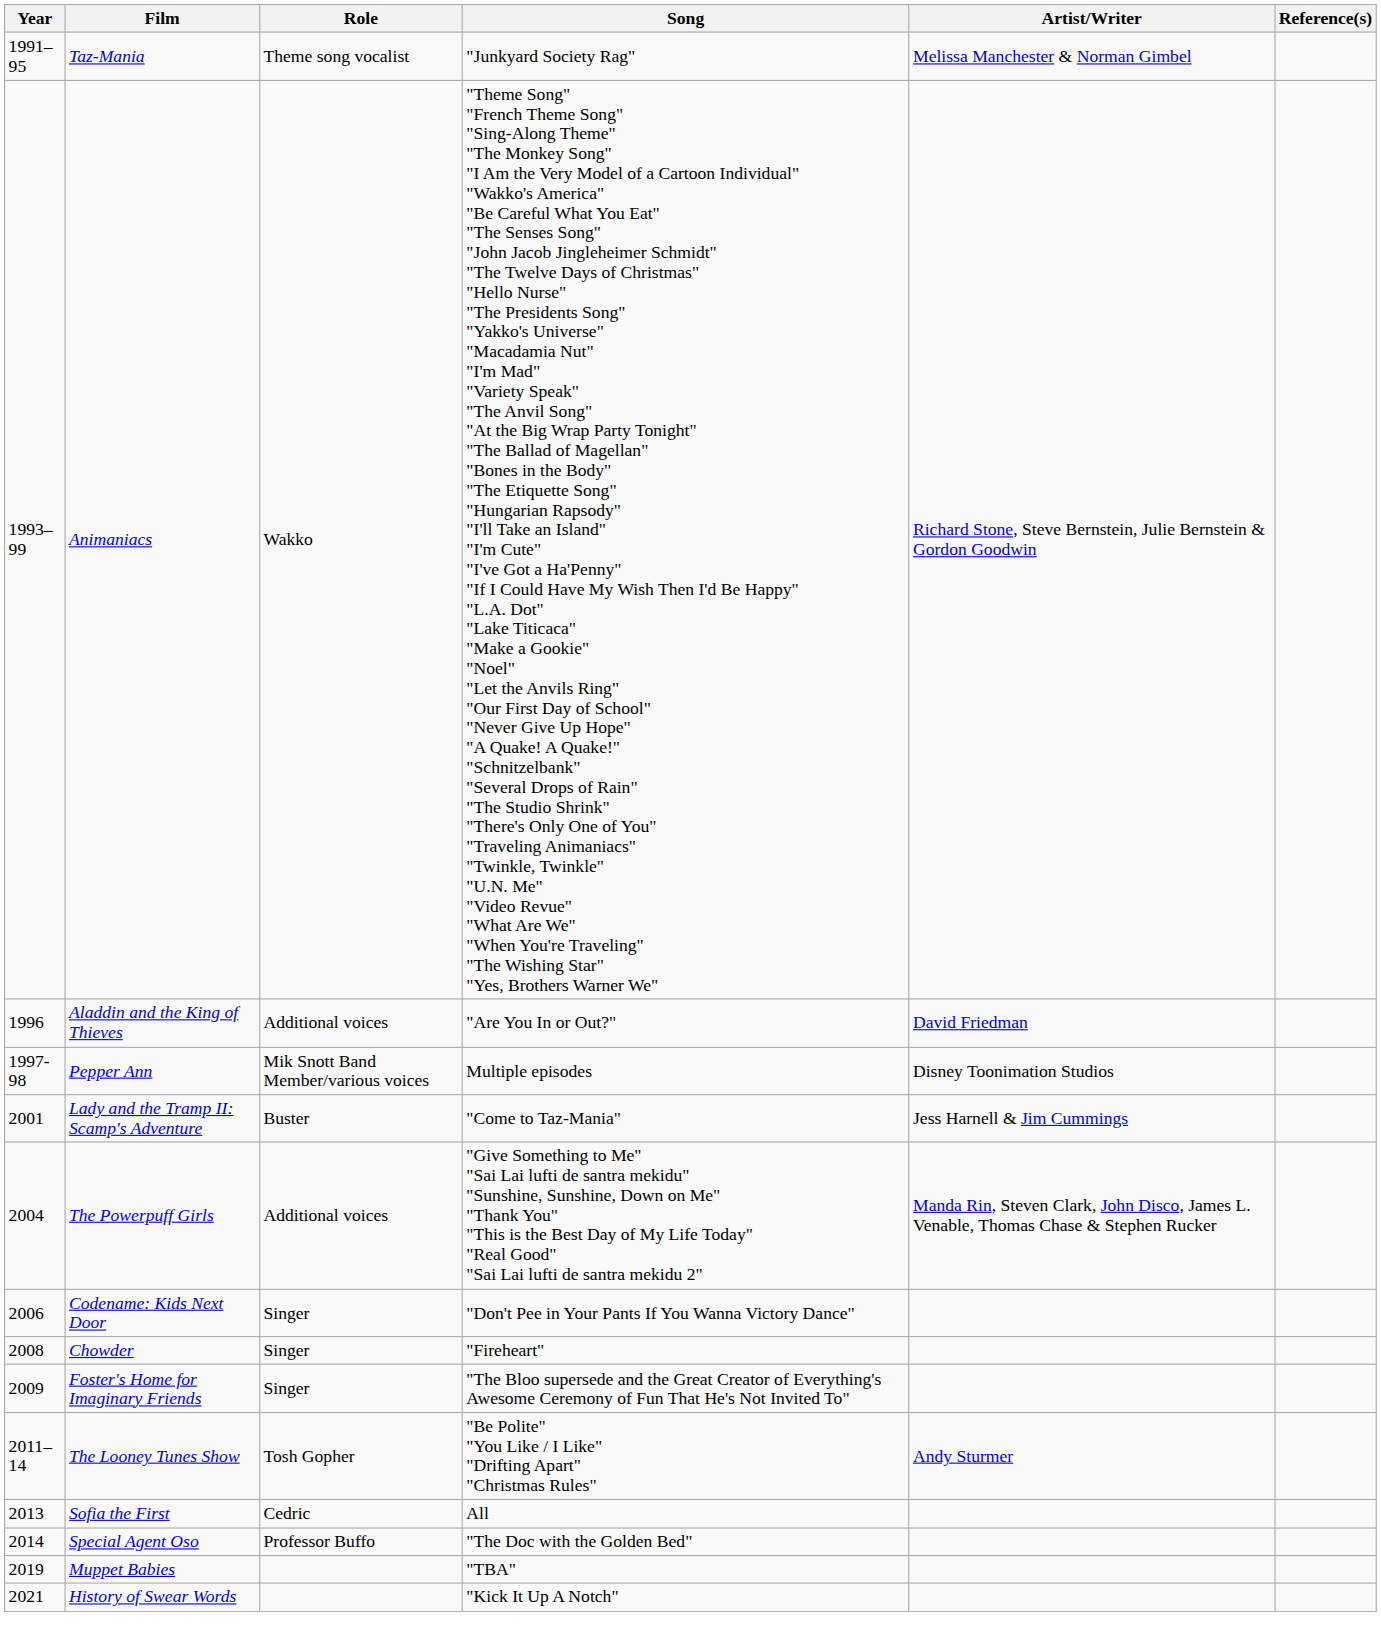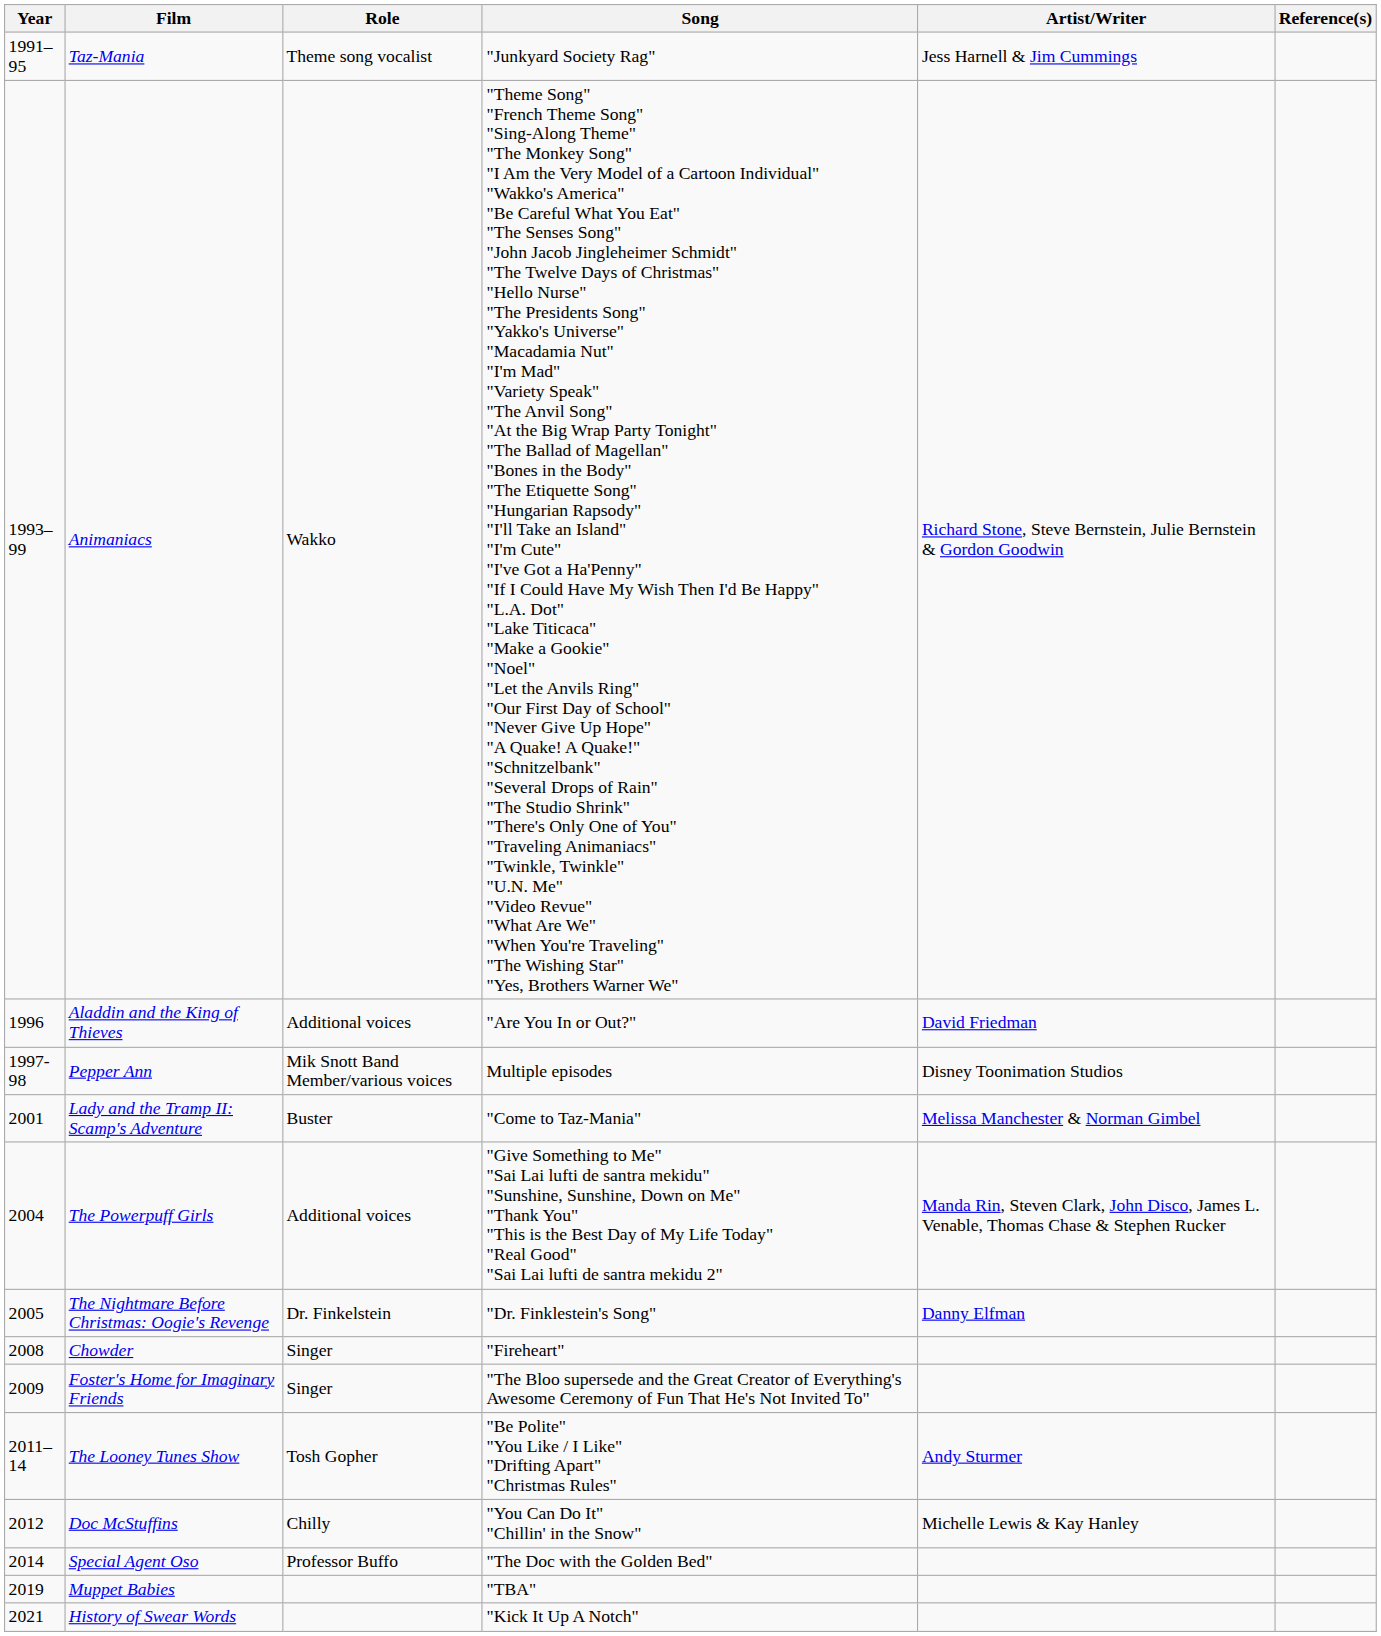(1052, 56) Melissa Manchester & Norman Gimbel -> (1029, 56) Jess Harnell & Jim Cummings
(1021, 1118) Jess Harnell & Jim Cummings -> (1061, 1118) Melissa Manchester & Norman Gimbel
+ row: (169, 1312)
- row: (146, 1312)
+ row: (123, 1523)
- row: (119, 1513)
